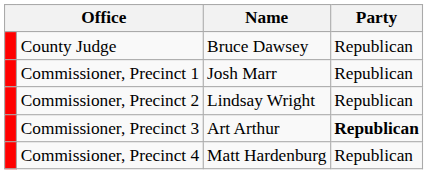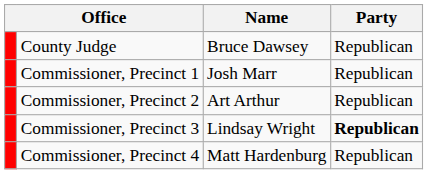(261, 100) Lindsay Wright -> (243, 100) Art Arthur
(243, 127) Art Arthur -> (261, 127) Lindsay Wright
